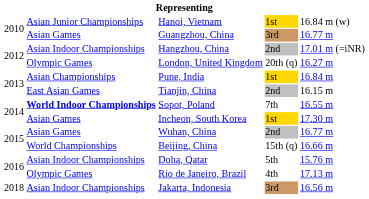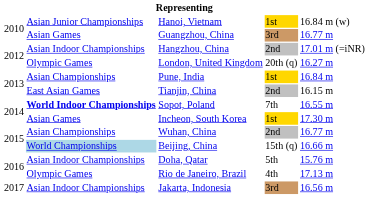(54, 132) Asian Games -> (71, 132) Asian Championships
(72, 146) no background -> (72, 146) lightblue background
(14, 187) 2018 -> (14, 187) 2017
